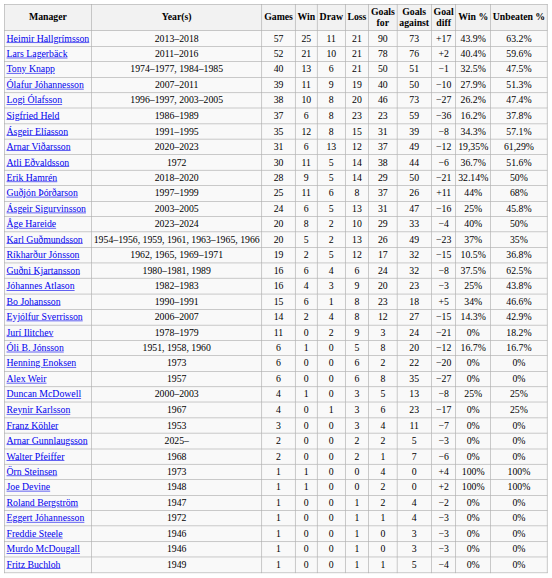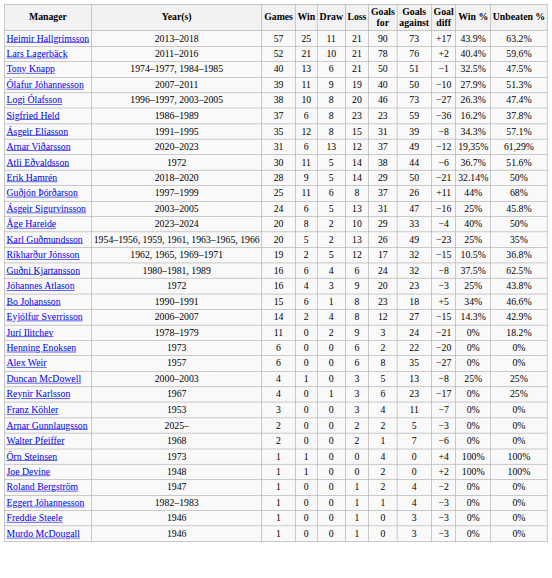(473, 100) 26.2% -> (473, 100) 26.3%
(473, 239) 37% -> (473, 239) 25%
(177, 286) 1982–1983 -> (177, 286) 1972
- row: (35, 348)
(177, 518) 1972 -> (177, 503) 1982–1983
- row: (34, 564)
